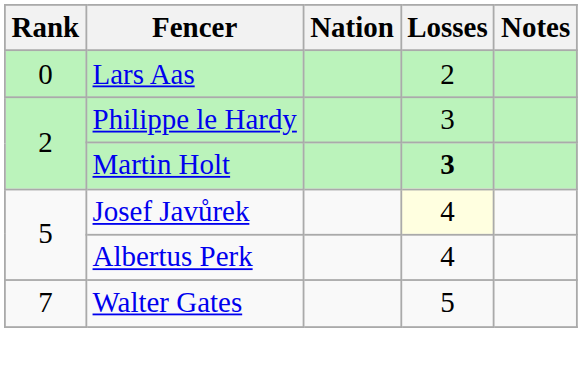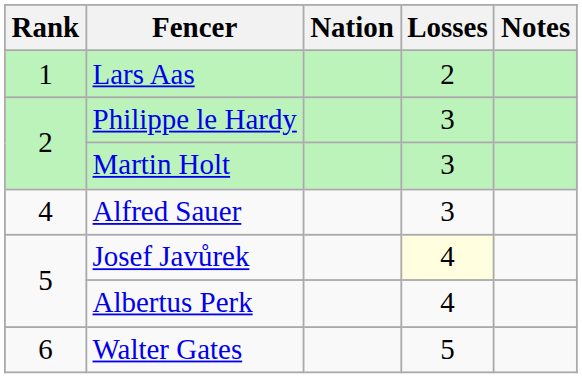(45, 73) 0 -> (45, 73) 1
(447, 165) bold -> (447, 165) normal
+ row: (167, 211)
(45, 303) 7 -> (45, 348) 6
